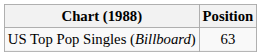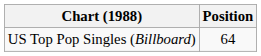(228, 39) 63 -> (228, 39) 64
